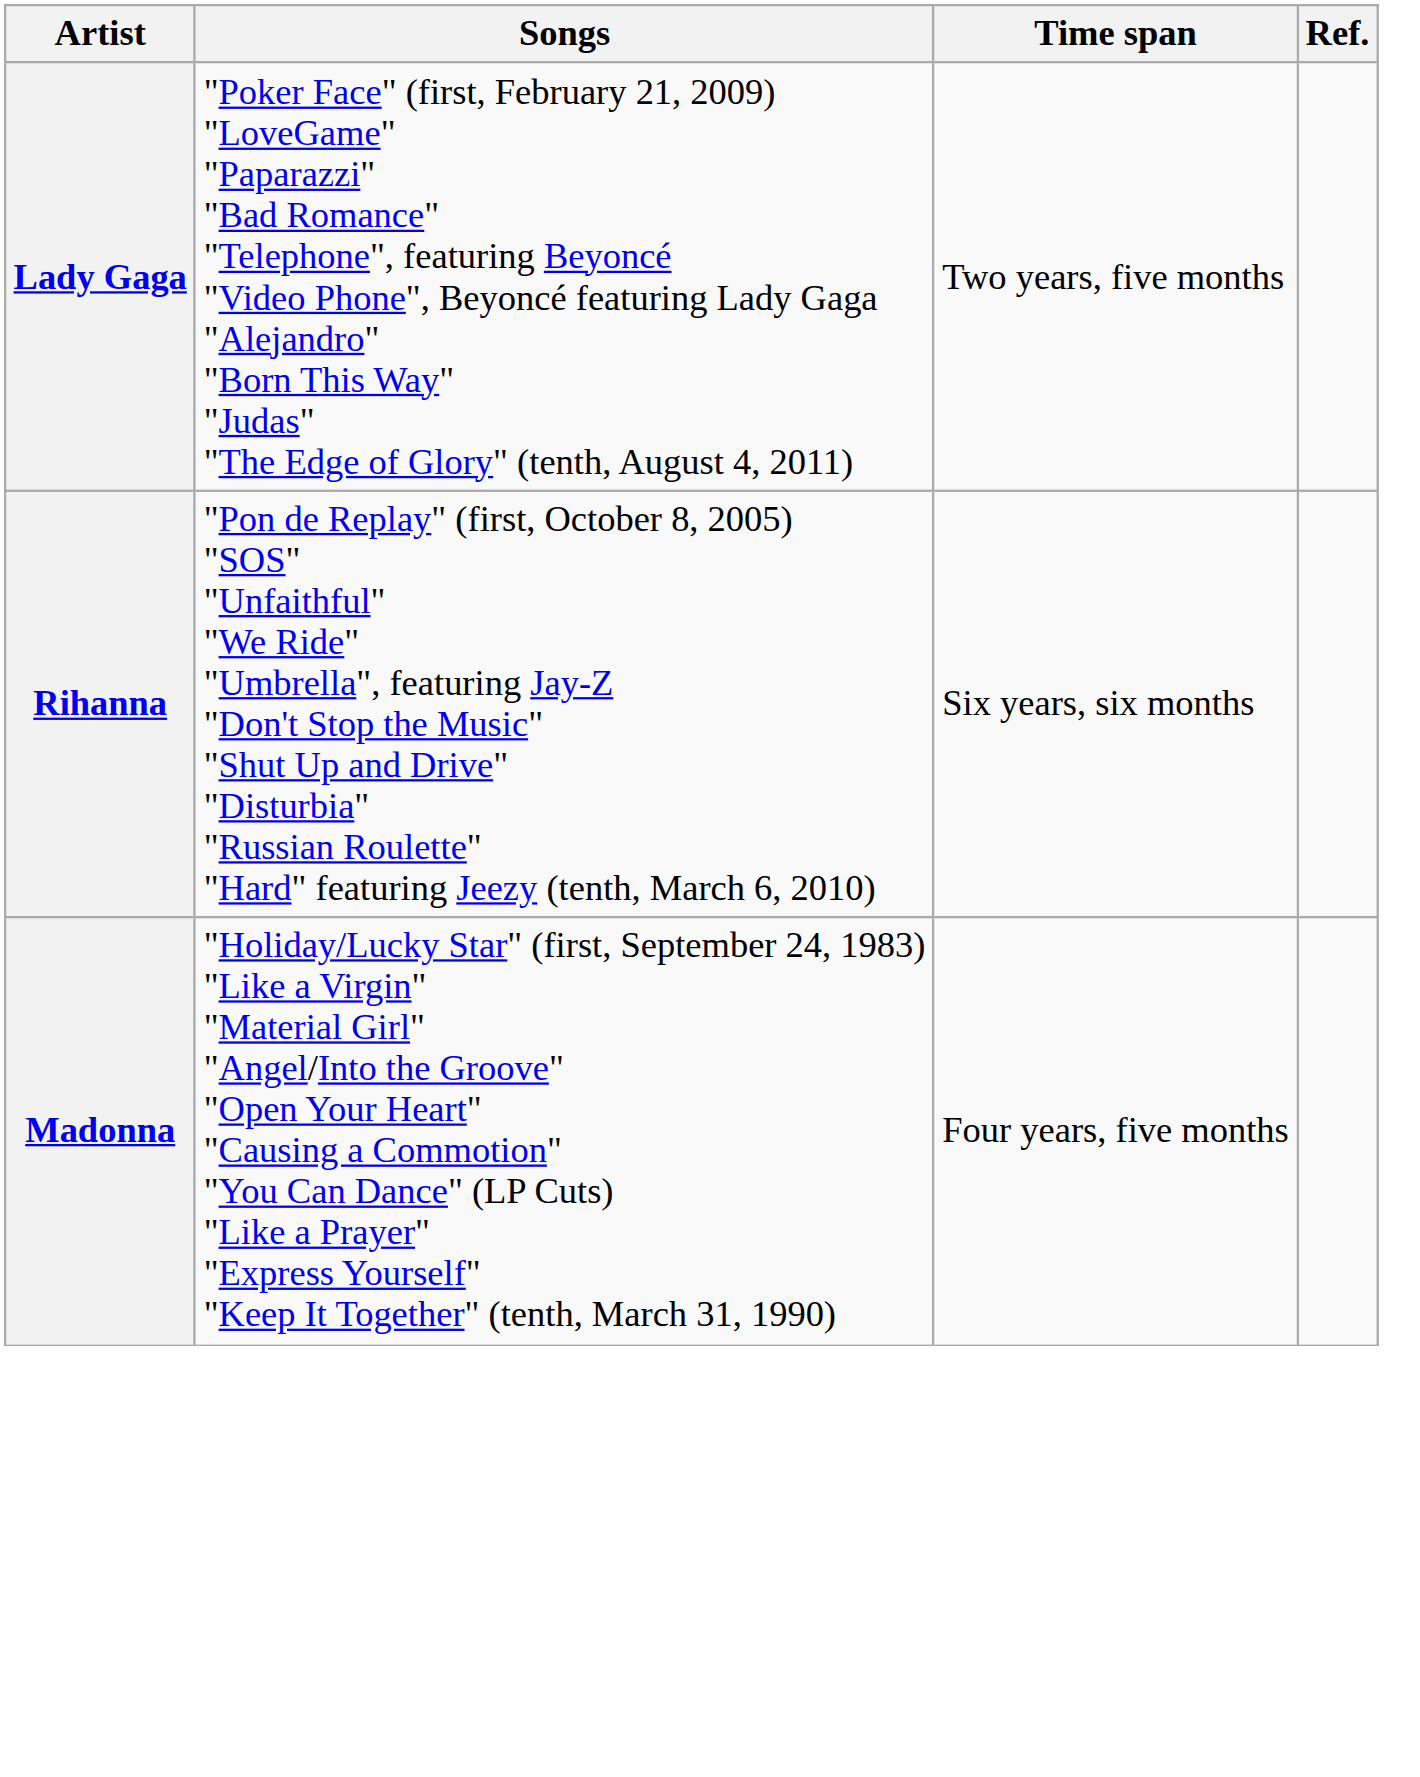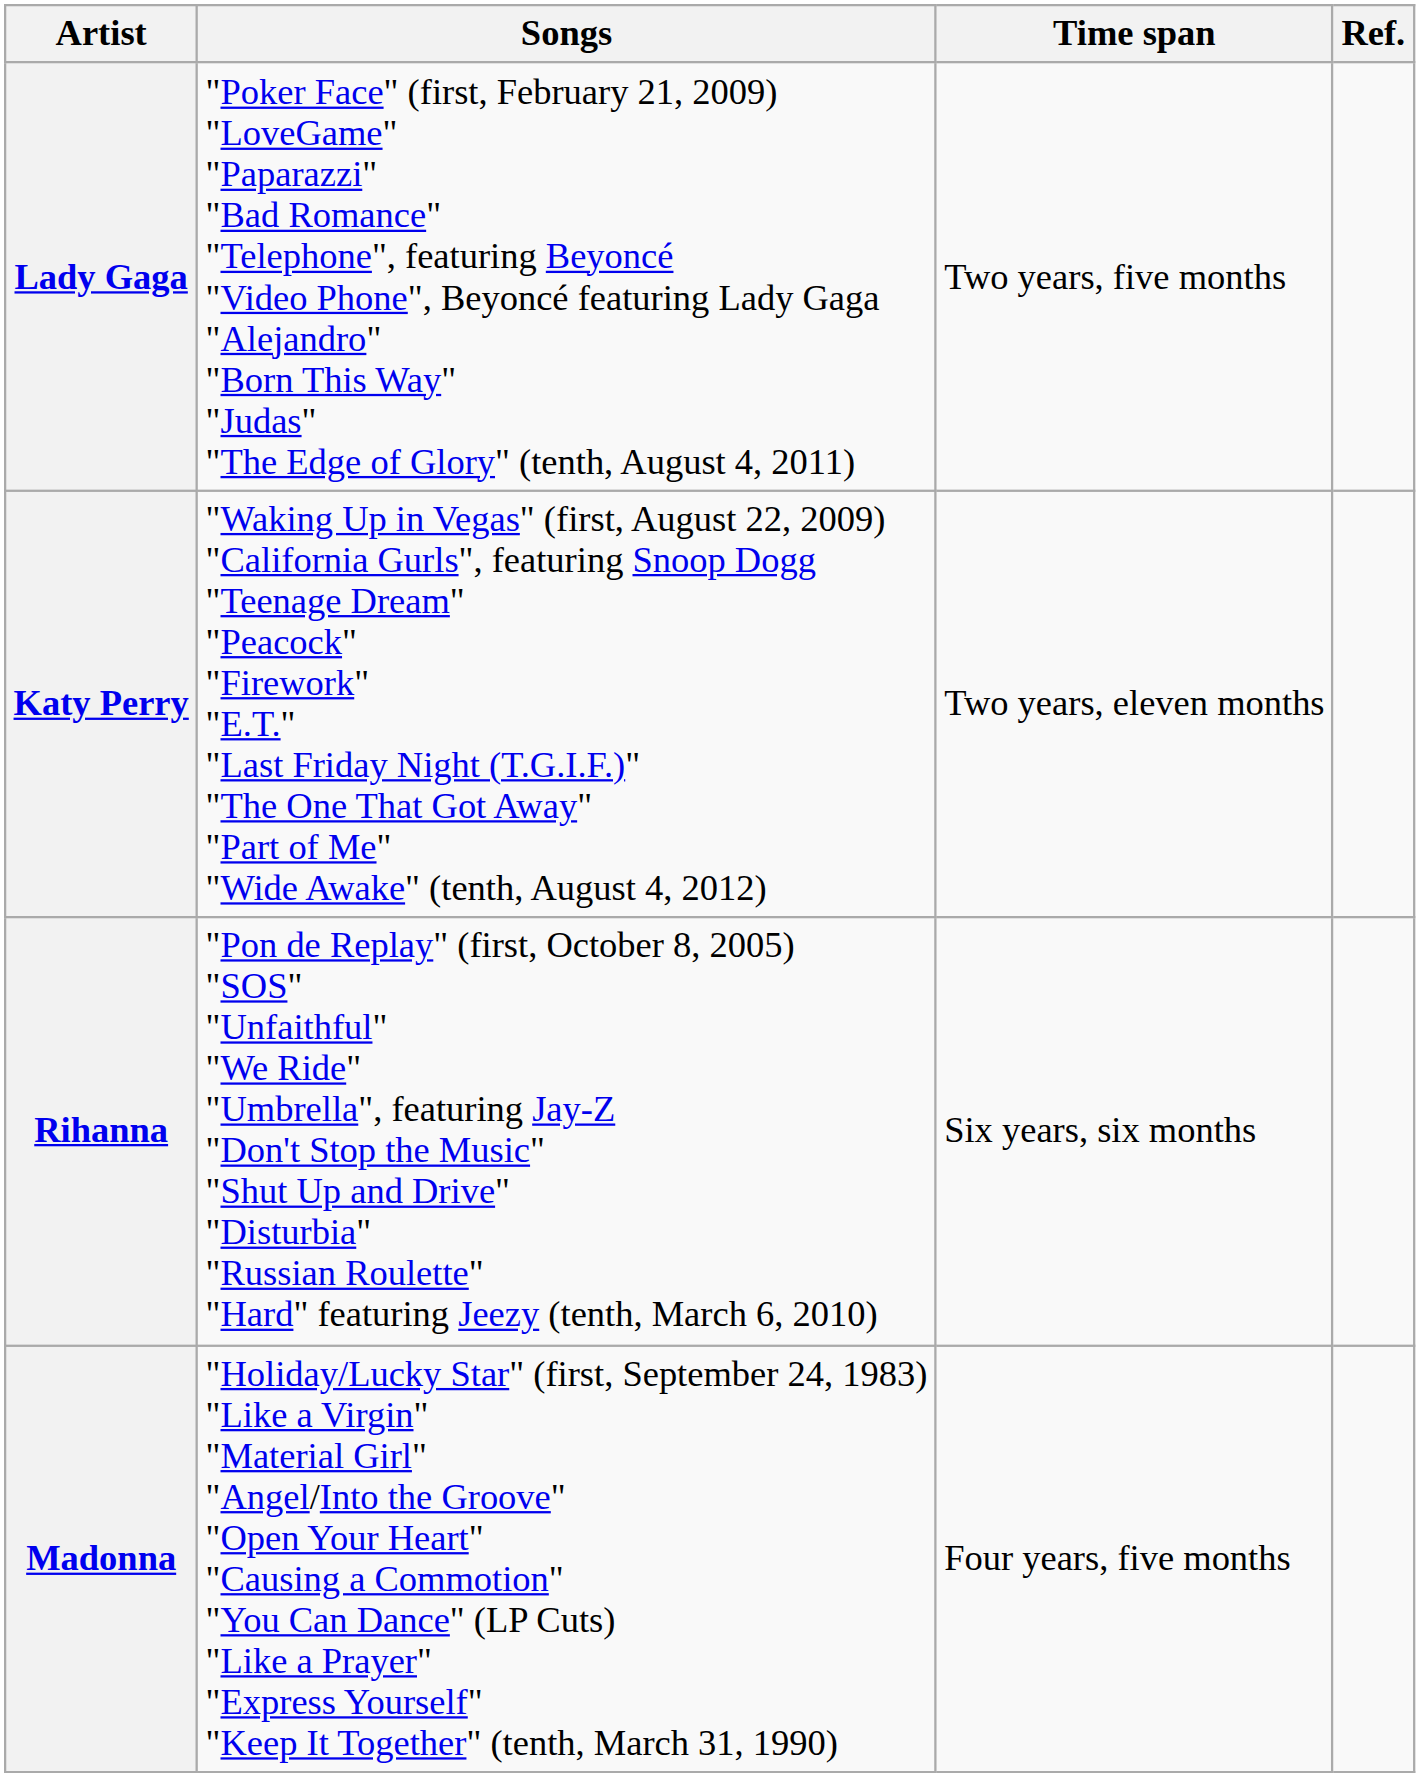+ row: (101, 703)
